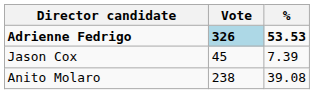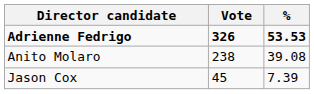(223, 36) lightblue background -> (223, 36) no background
rows swapped: (54, 78) <-> (42, 57)
